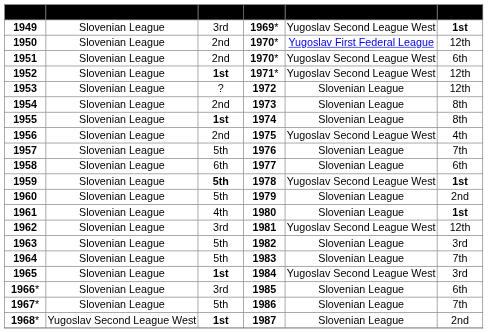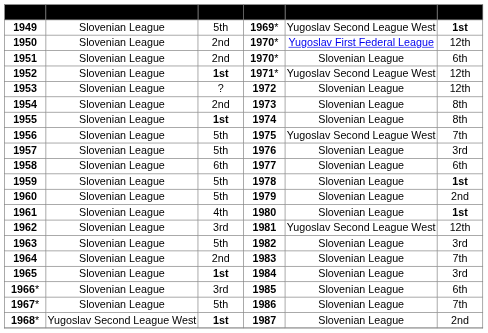(221, 27) 3rd -> (221, 27) 5th
(361, 58) Yugoslav Second League West -> (361, 58) Slovenian League
(221, 135) 2nd -> (221, 135) 5th
(460, 135) 4th -> (460, 135) 7th
(460, 150) 7th -> (460, 150) 3rd
(221, 181) bold -> (221, 181) normal
(361, 181) Yugoslav Second League West -> (361, 181) Slovenian League
(221, 258) 5th -> (221, 258) 2nd
(361, 274) Yugoslav Second League West -> (361, 274) Slovenian League
